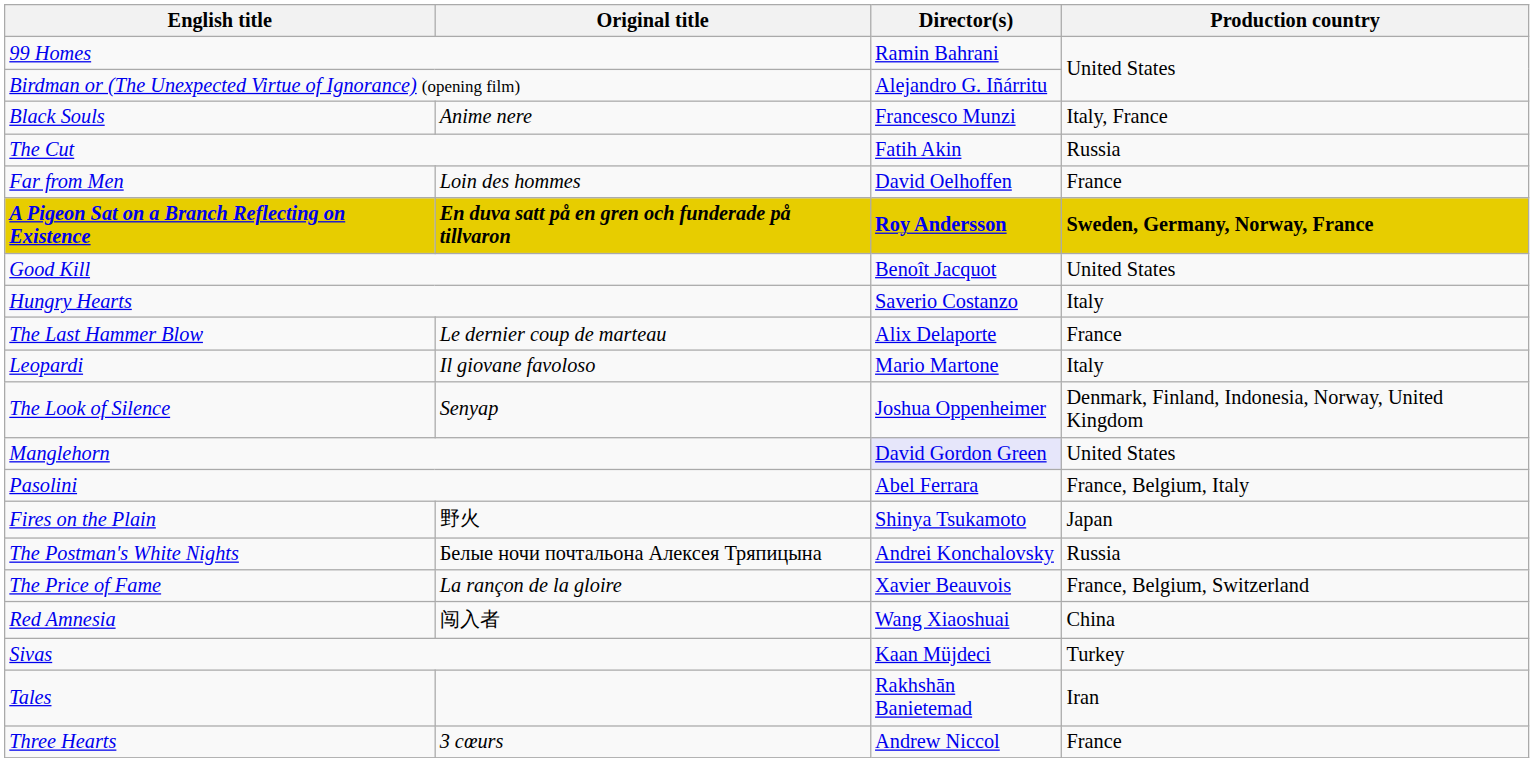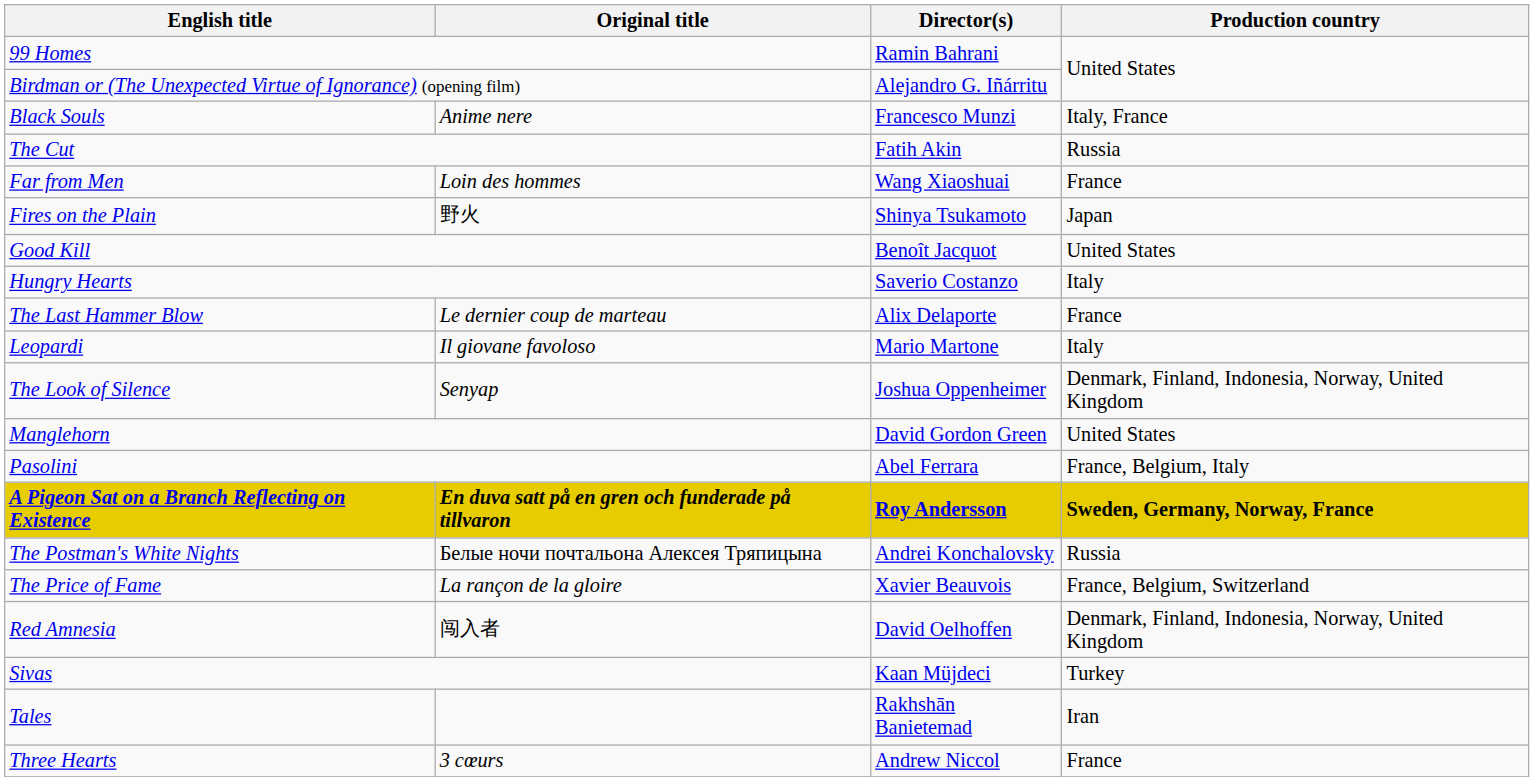(943, 181) David Oelhoffen -> (942, 181) Wang Xiaoshuai
rows swapped: (83, 519) <-> (177, 225)
(961, 453) lavender background -> (961, 433) no background
(942, 619) Wang Xiaoshuai -> (943, 629) David Oelhoffen
(1091, 619) China -> (1255, 629) Denmark, Finland, Indonesia, Norway, United Kingdom
